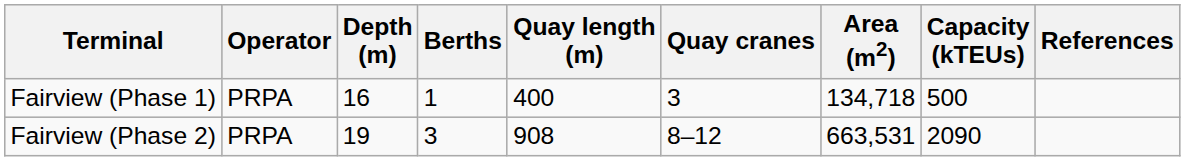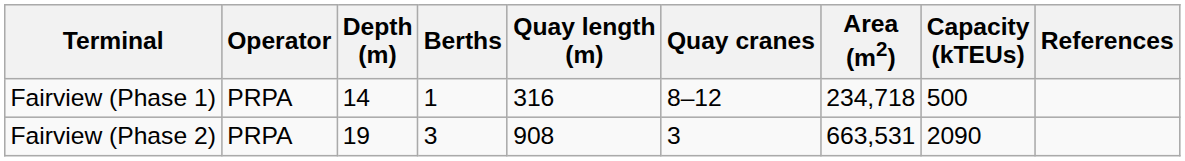(356, 97) 16 -> (356, 97) 14
(534, 97) 400 -> (534, 97) 316
(674, 97) 3 -> (694, 97) 8–12
(871, 97) 134,718 -> (871, 97) 234,718
(694, 136) 8–12 -> (674, 136) 3
